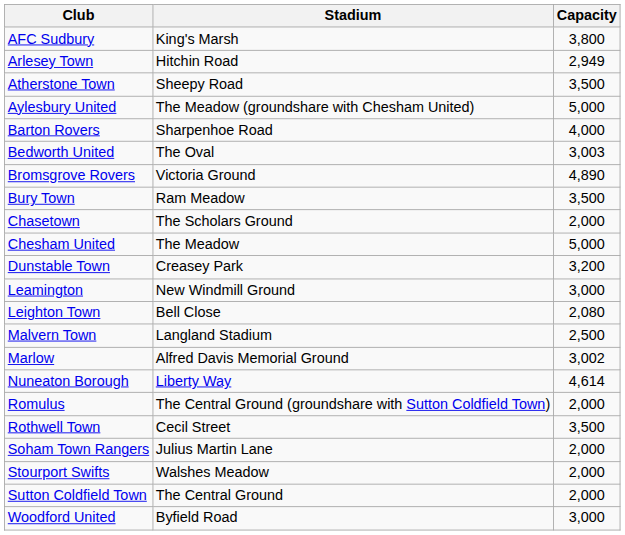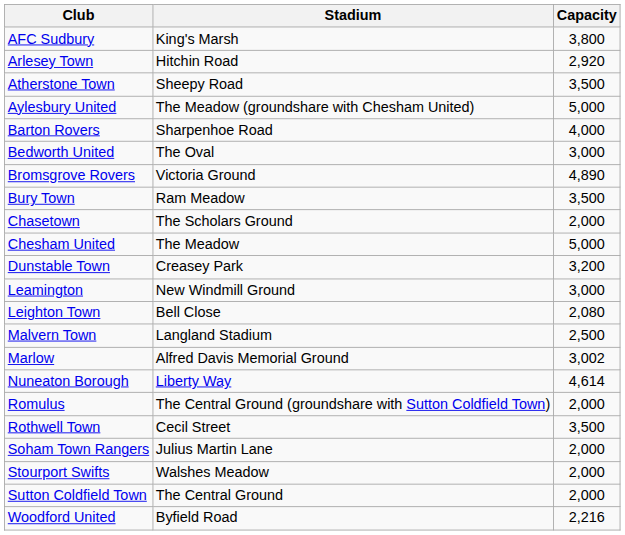(587, 61) 2,949 -> (587, 61) 2,920
(587, 152) 3,003 -> (587, 152) 3,000
(587, 518) 3,000 -> (587, 518) 2,216
